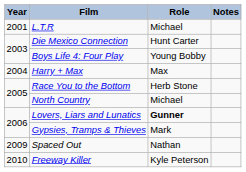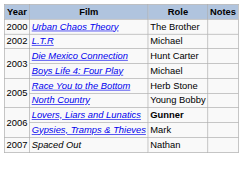+ row: (75, 27)
(17, 27) 2001 -> (17, 42) 2002
(178, 56) Young Bobby -> (166, 71) Michael
- row: (57, 71)
(166, 101) Michael -> (178, 101) Young Bobby
(17, 145) 2009 -> (17, 145) 2007
- row: (61, 160)
